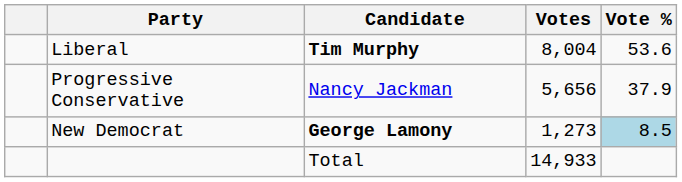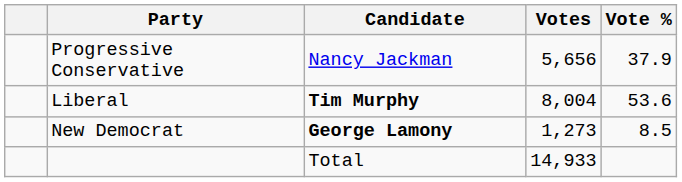rows swapped: (90, 50) <-> (118, 91)
(655, 131) lightblue background -> (655, 131) no background
